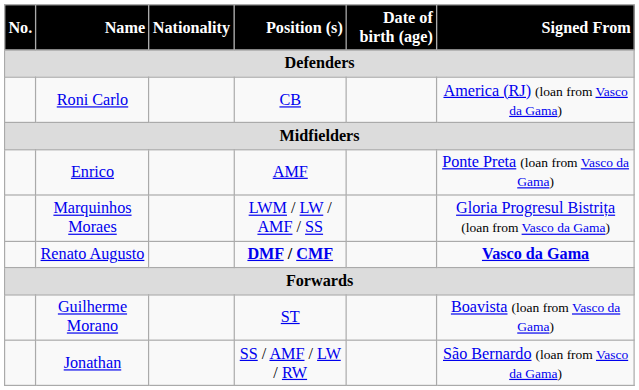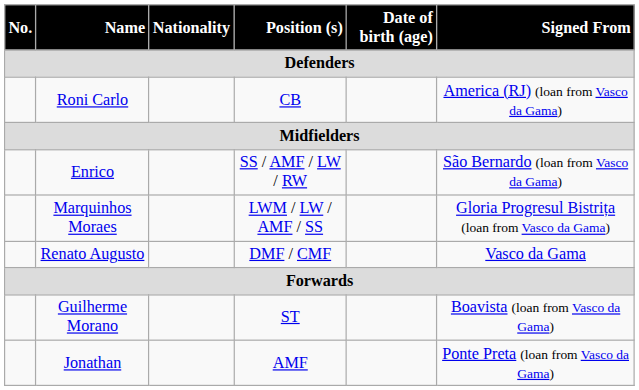(290, 171) AMF -> (290, 171) SS / AMF / LW / RW
(536, 171) Ponte Preta (loan from Vasco da Gama) -> (536, 171) São Bernardo (loan from Vasco da Gama)
(290, 253) bold -> (290, 253) normal
(536, 253) bold -> (536, 253) normal
(290, 362) SS / AMF / LW / RW -> (290, 362) AMF
(536, 361) São Bernardo (loan from Vasco da Gama) -> (536, 361) Ponte Preta (loan from Vasco da Gama)
